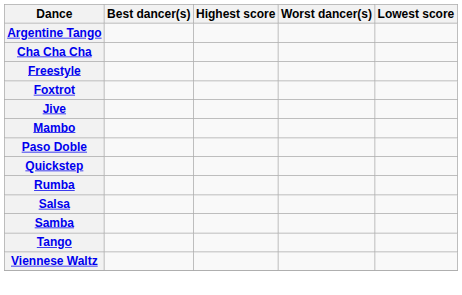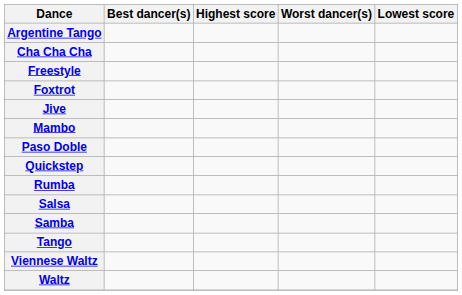+ row: (54, 280)
